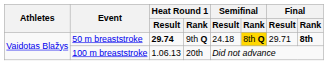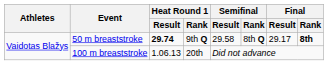(223, 39) 24.18 -> (223, 39) 29.58
(254, 39) gold background -> (254, 39) no background
(280, 39) 29.71 -> (280, 39) 29.17
